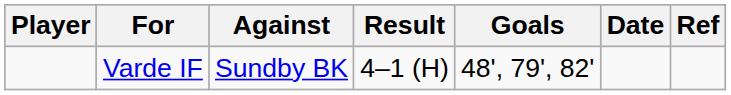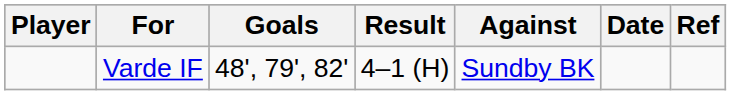columns swapped: (282, 25) <-> (528, 25)
